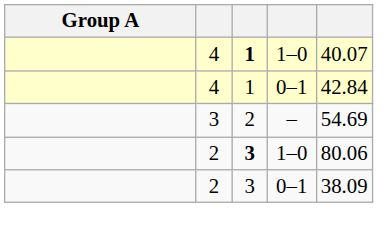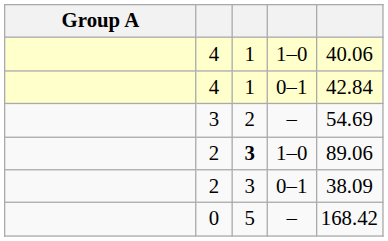(250, 53) bold -> (250, 53) normal
(344, 53) 40.07 -> (349, 53) 40.06
(344, 152) 80.06 -> (349, 152) 89.06
+ row: (214, 218)
